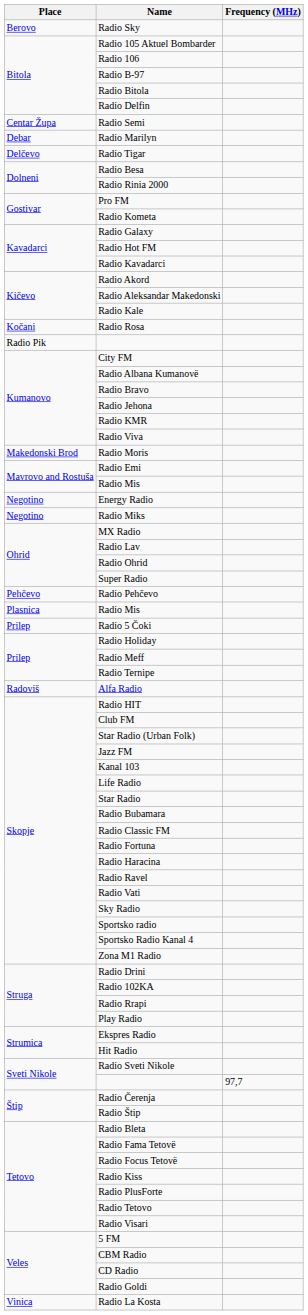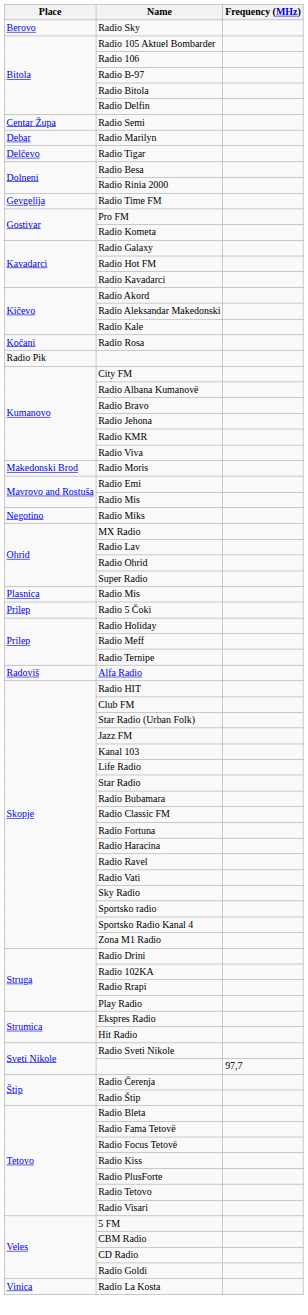+ row: (26, 201)
- row: (25, 500)
- row: (23, 594)
